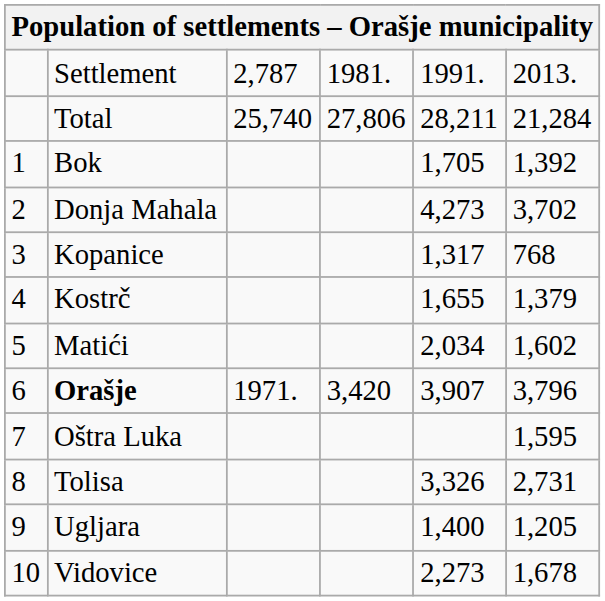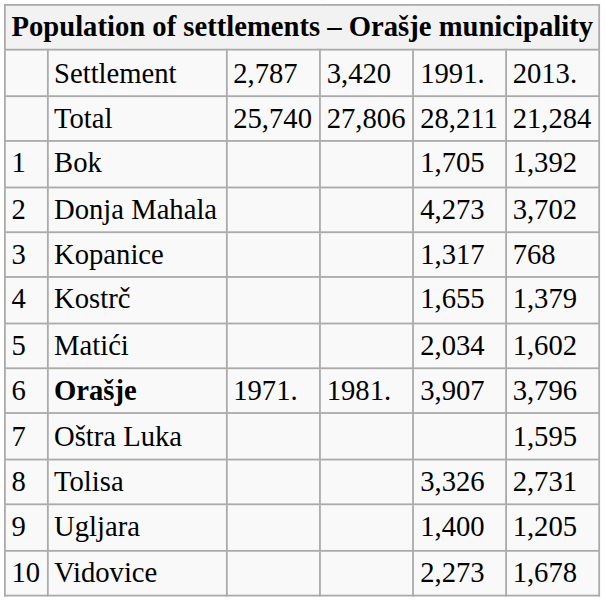(359, 72) 1981. -> (359, 72) 3,420
(359, 390) 3,420 -> (359, 390) 1981.
